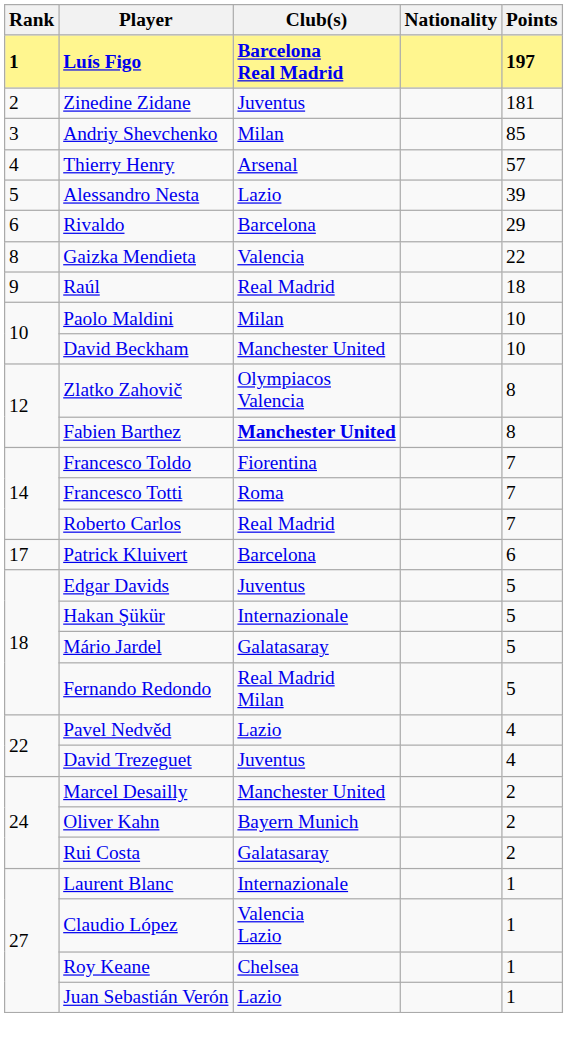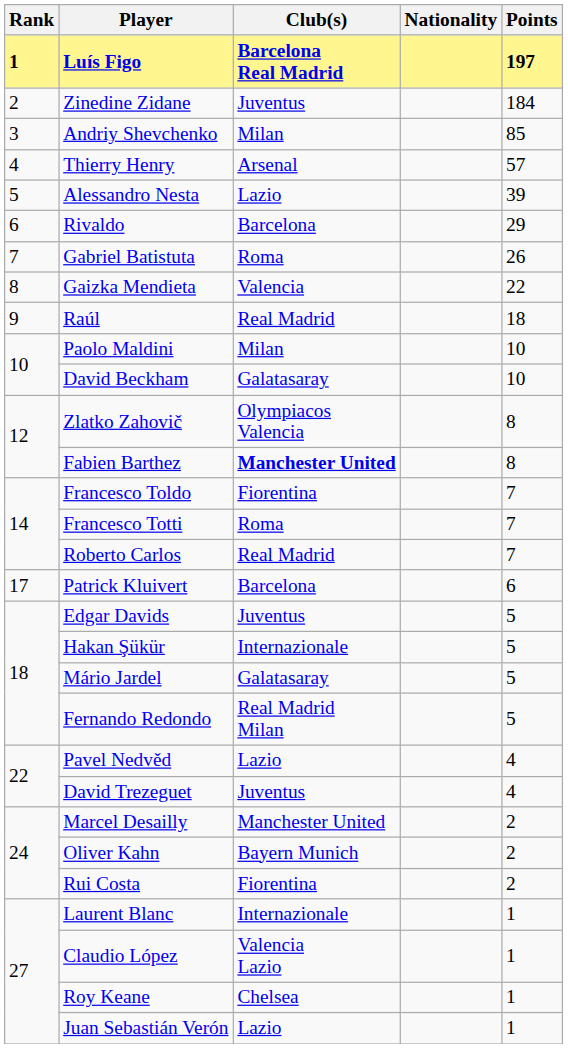(521, 103) 181 -> (521, 103) 184
+ row: (129, 256)
(311, 348) Manchester United -> (283, 379) Galatasaray
(283, 852) Galatasaray -> (277, 883) Fiorentina
